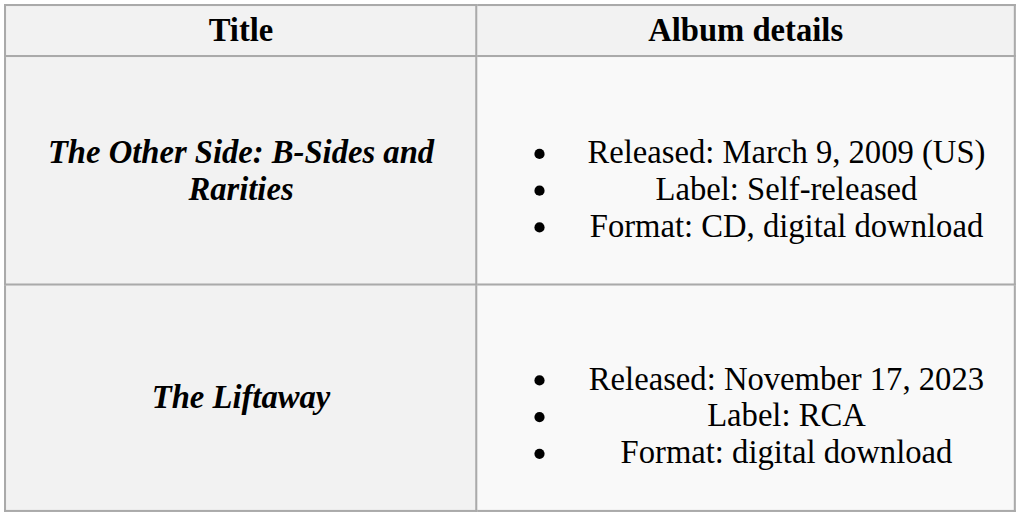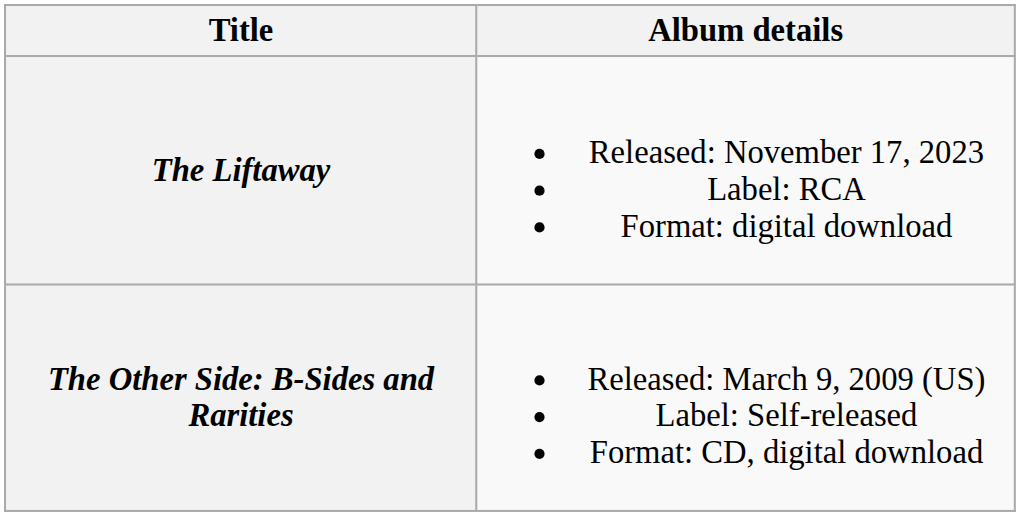rows swapped: (241, 169) <-> (241, 397)
